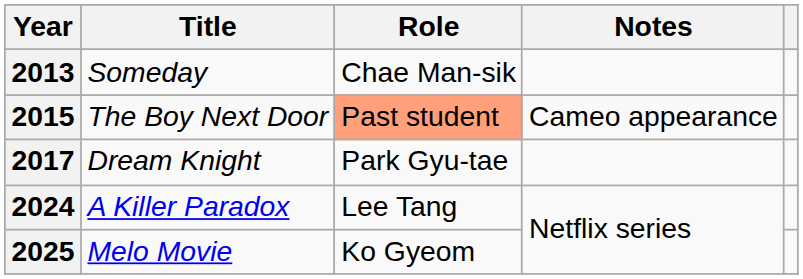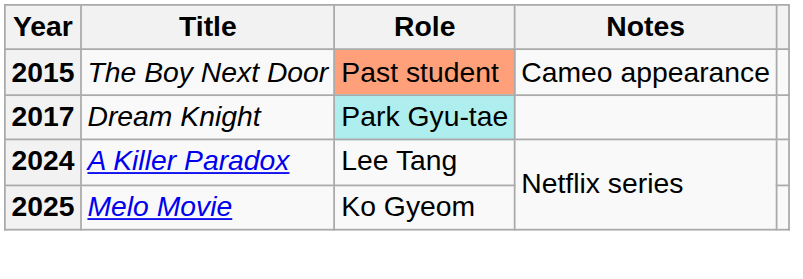- row: (43, 71)
(425, 161) no background -> (425, 116) paleturquoise background
